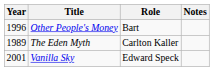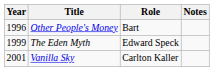(16, 43) 1989 -> (16, 43) 1999
(150, 43) Carlton Kaller -> (151, 43) Edward Speck
(151, 58) Edward Speck -> (150, 58) Carlton Kaller
